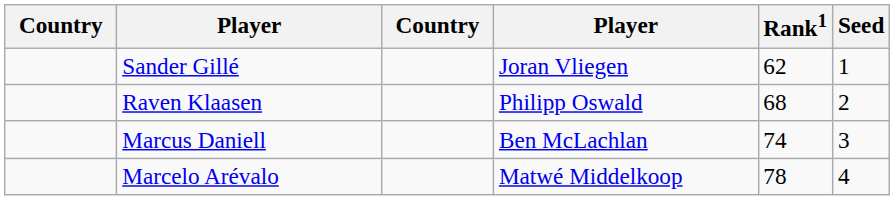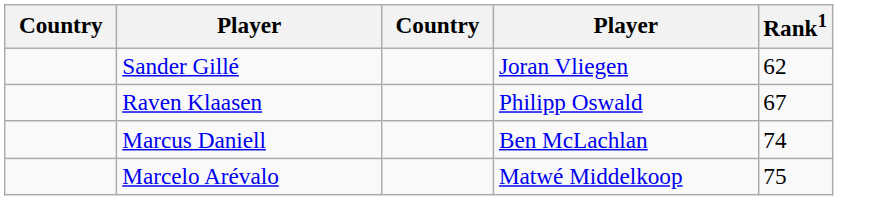- column: (861, 26)
(775, 102) 68 -> (775, 102) 67
(775, 176) 78 -> (775, 176) 75
